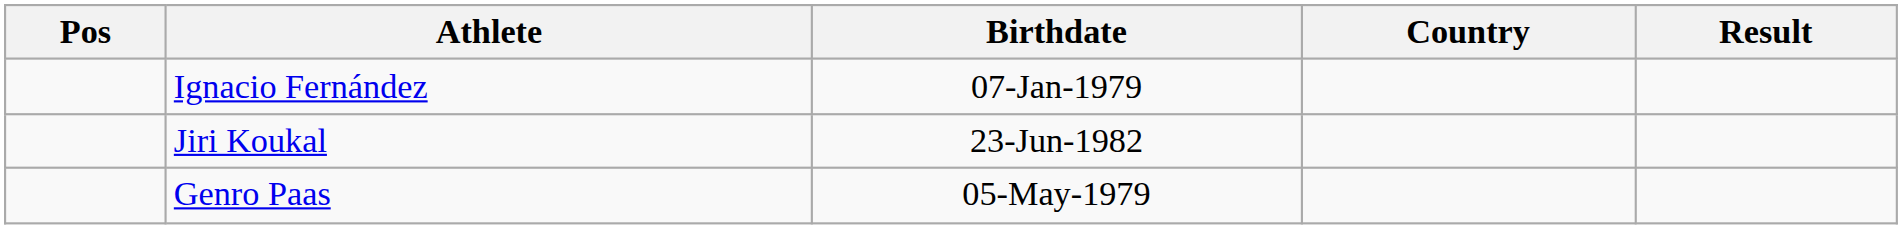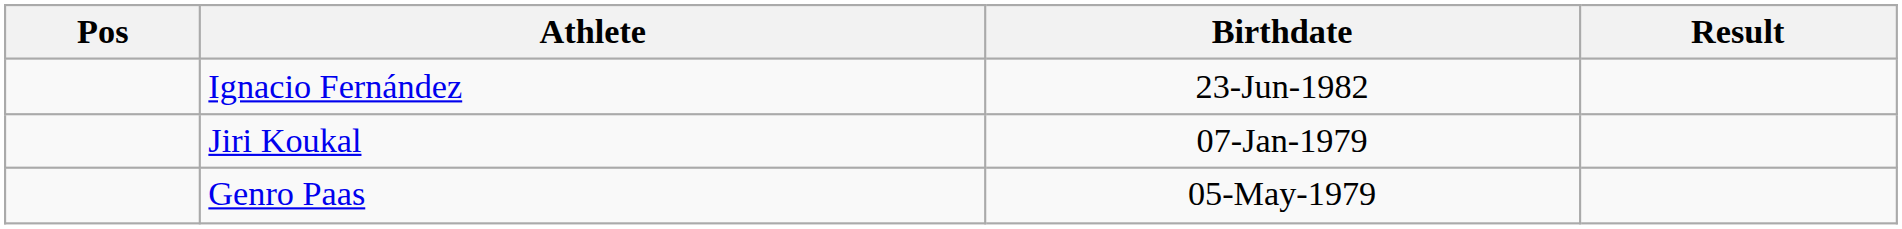- column: (1468, 31)
(1056, 85) 07-Jan-1979 -> (1282, 85) 23-Jun-1982
(1056, 140) 23-Jun-1982 -> (1282, 140) 07-Jan-1979
